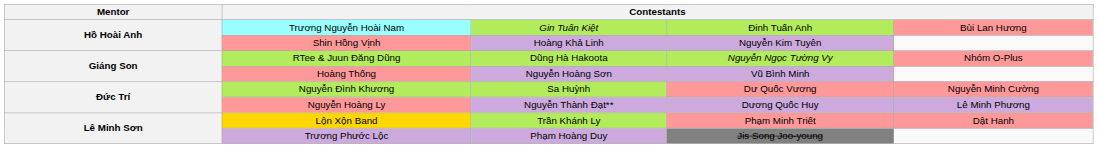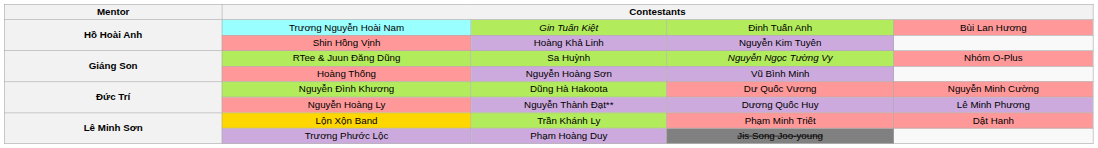(569, 58) Dũng Hà Hakoota -> (569, 58) Sa Huỳnh
(569, 89) Sa Huỳnh -> (569, 89) Dũng Hà Hakoota
